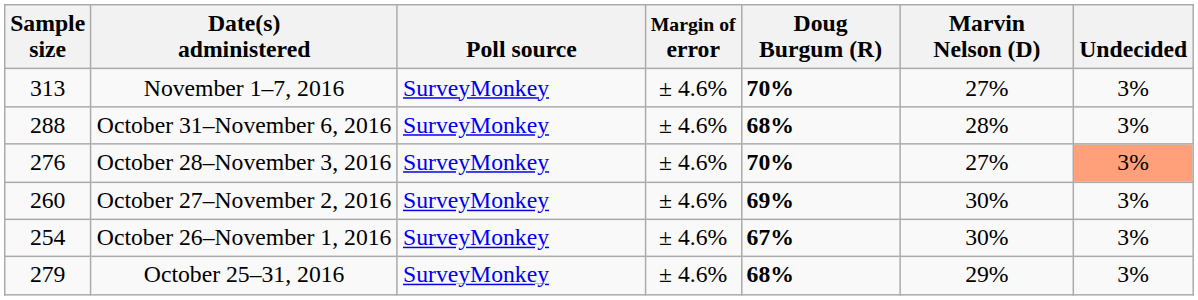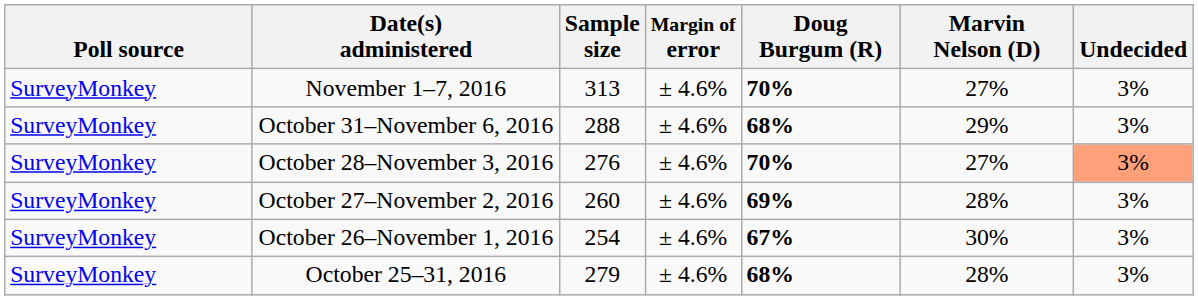columns swapped: (521, 49) <-> (48, 36)
(987, 125) 28% -> (987, 125) 29%
(987, 200) 30% -> (987, 200) 28%
(987, 275) 29% -> (987, 275) 28%
